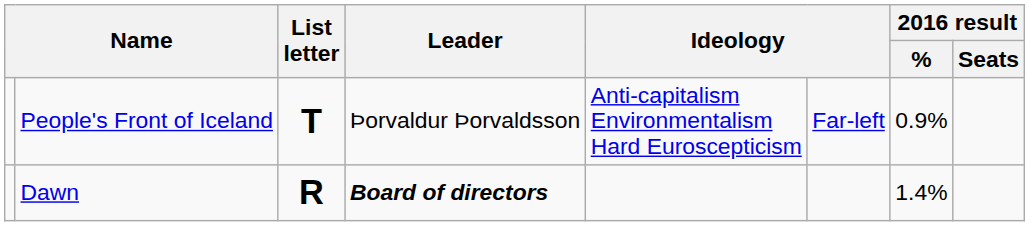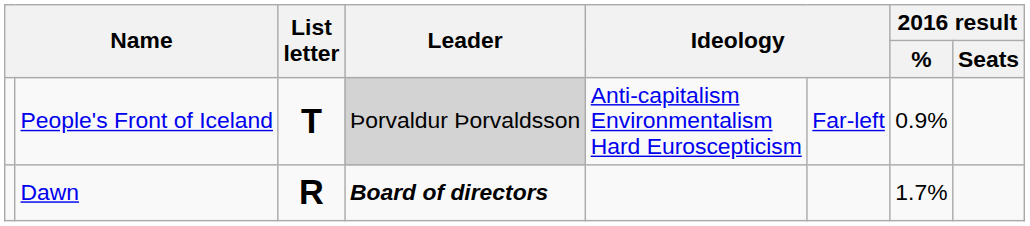(465, 120) no background -> (465, 120) lightgrey background
(921, 192) 1.4% -> (921, 192) 1.7%
